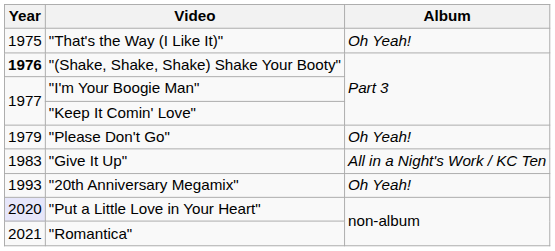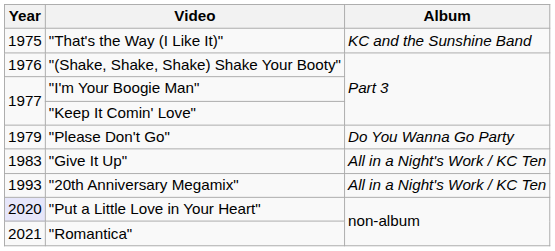(380, 40) Oh Yeah! -> (440, 40) KC and the Sunshine Band
(25, 64) bold -> (25, 64) normal
(380, 137) Oh Yeah! -> (431, 137) Do You Wanna Go Party
(380, 185) Oh Yeah! -> (447, 185) All in a Night's Work / KC Ten
